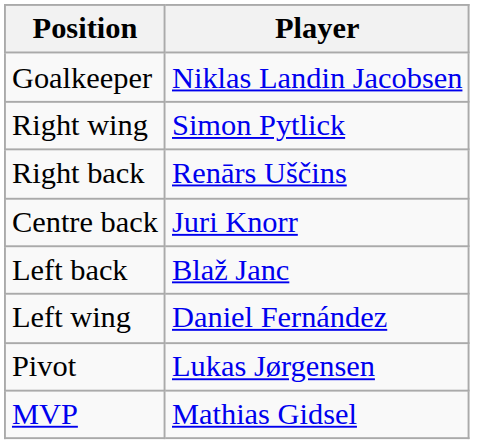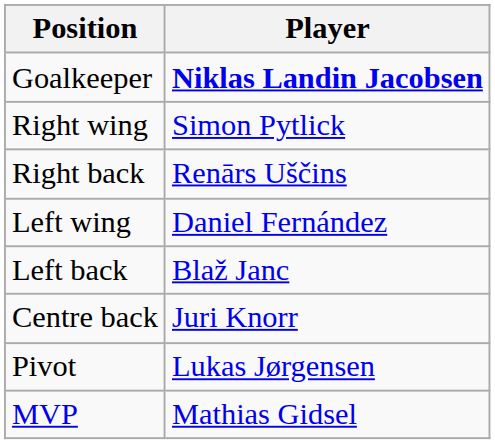(317, 76) normal -> (327, 76) bold
rows swapped: (85, 221) <-> (71, 317)
